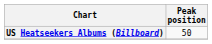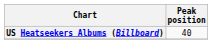(187, 33) 50 -> (187, 33) 40
